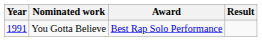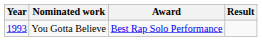(17, 28) 1991 -> (17, 28) 1993
